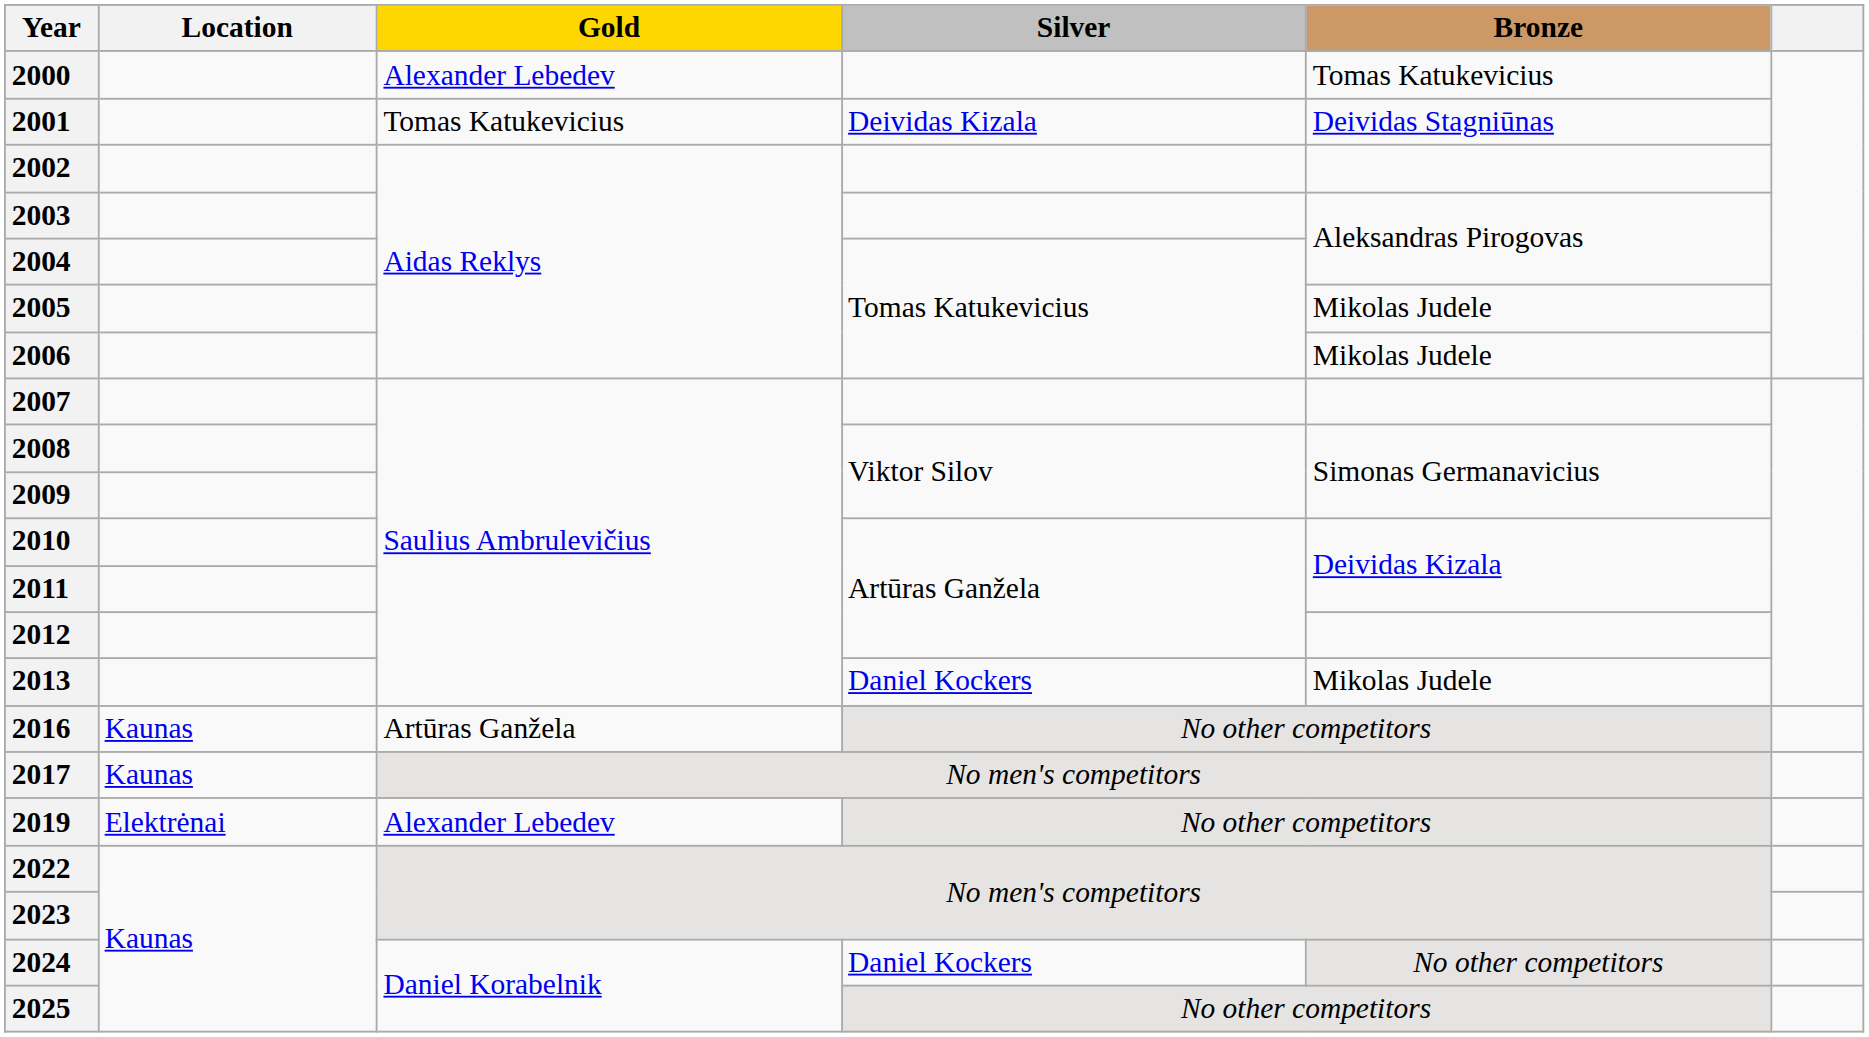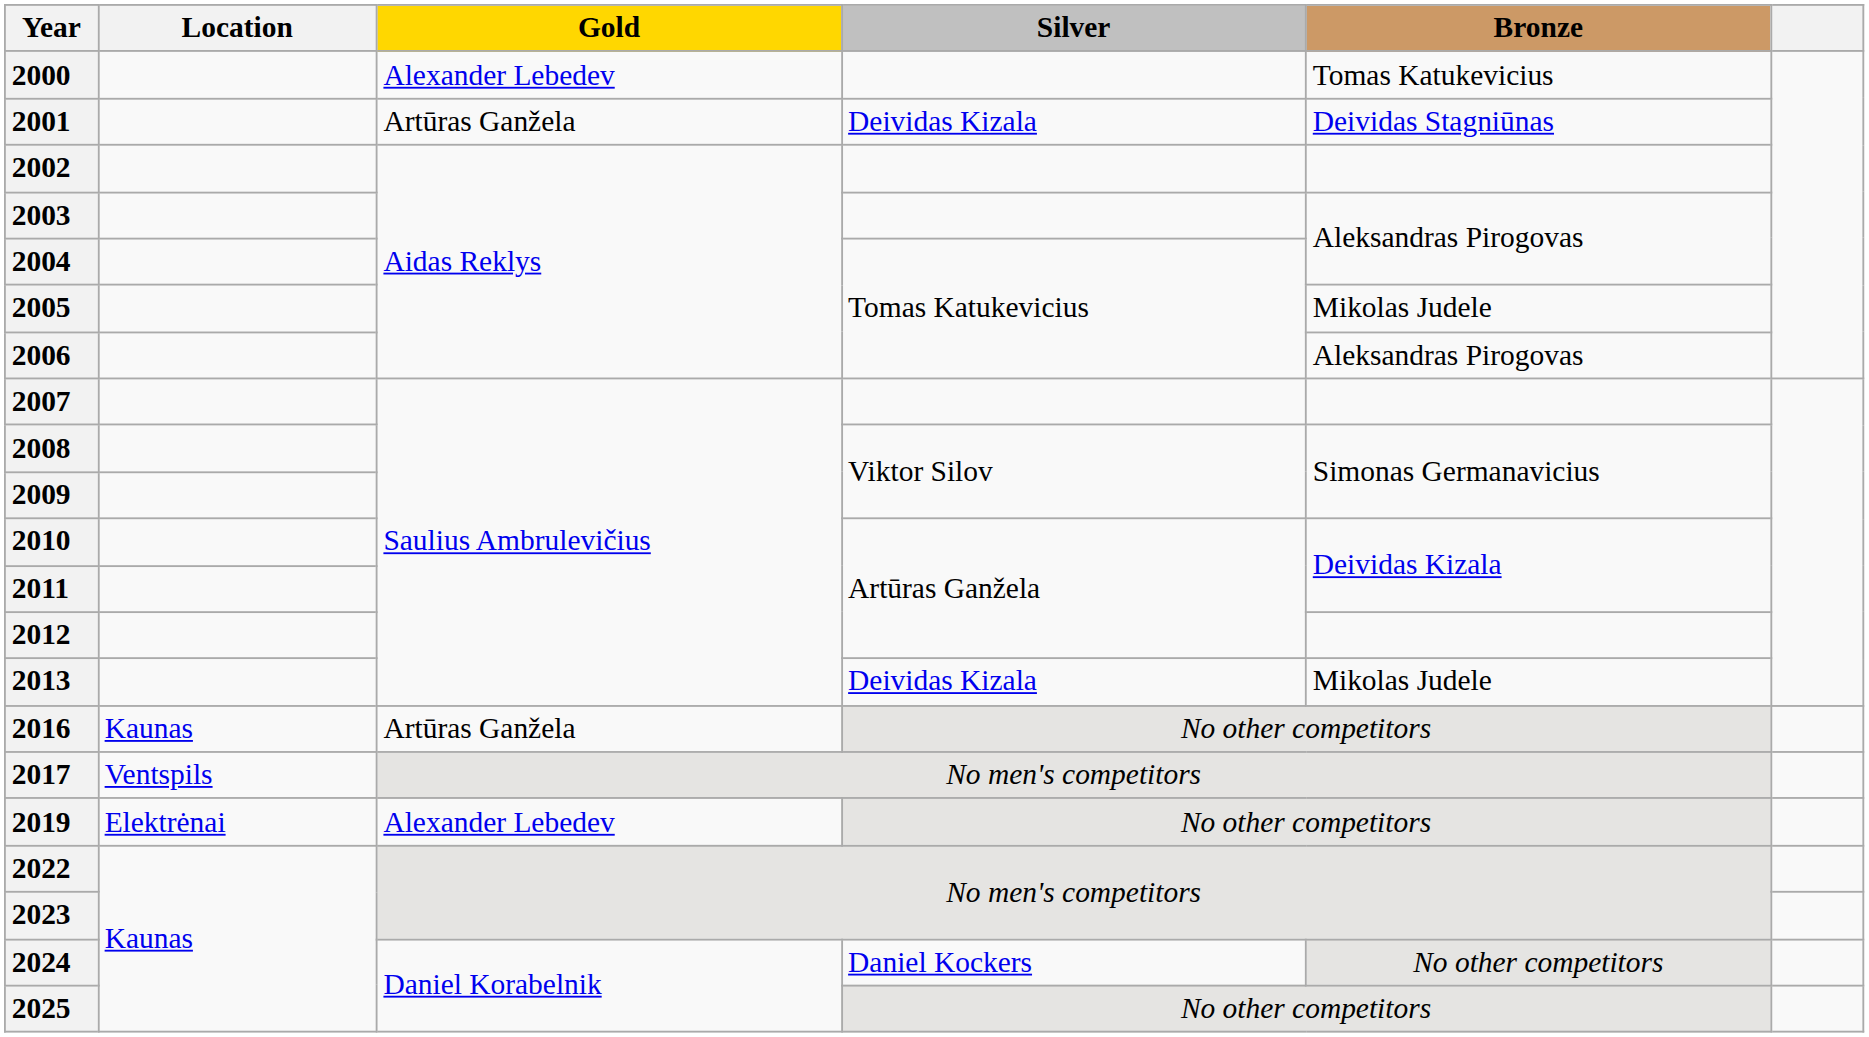(504, 121) Tomas Katukevicius -> (479, 121) Artūras Ganžela
(1402, 354) Mikolas Judele -> (1448, 354) Aleksandras Pirogovas
(940, 681) Daniel Kockers -> (943, 681) Deividas Kizala
(149, 774) Kaunas -> (159, 774) Ventspils
